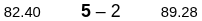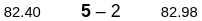(179, 12) 89.28 -> (179, 12) 82.98
